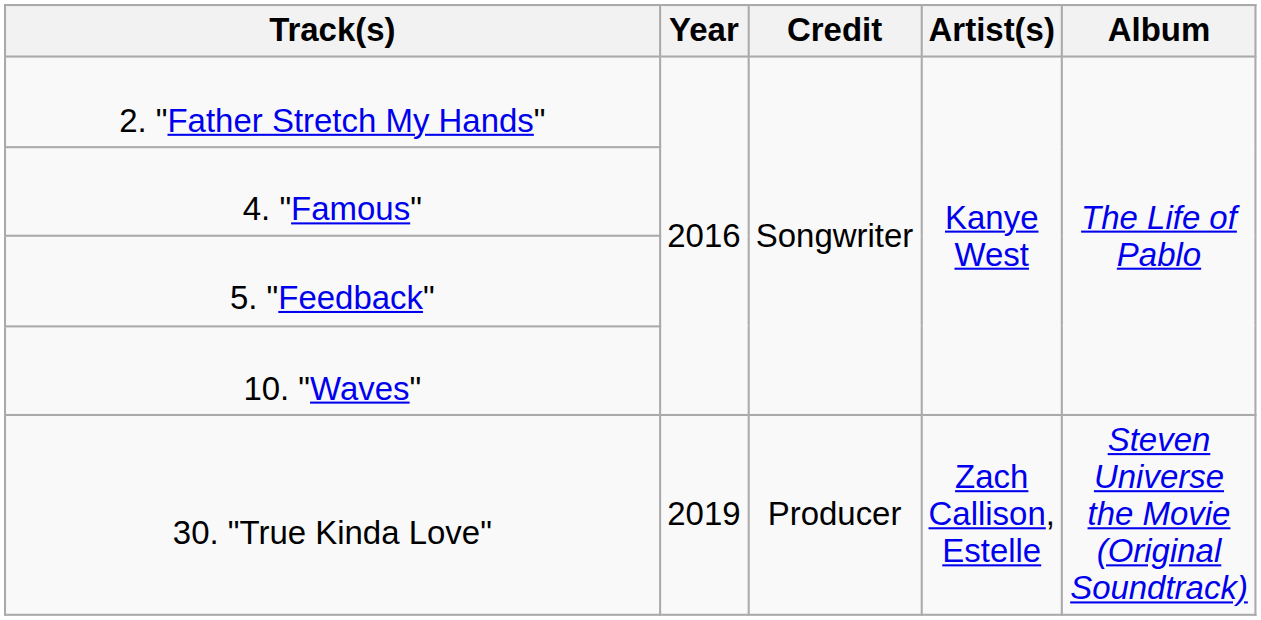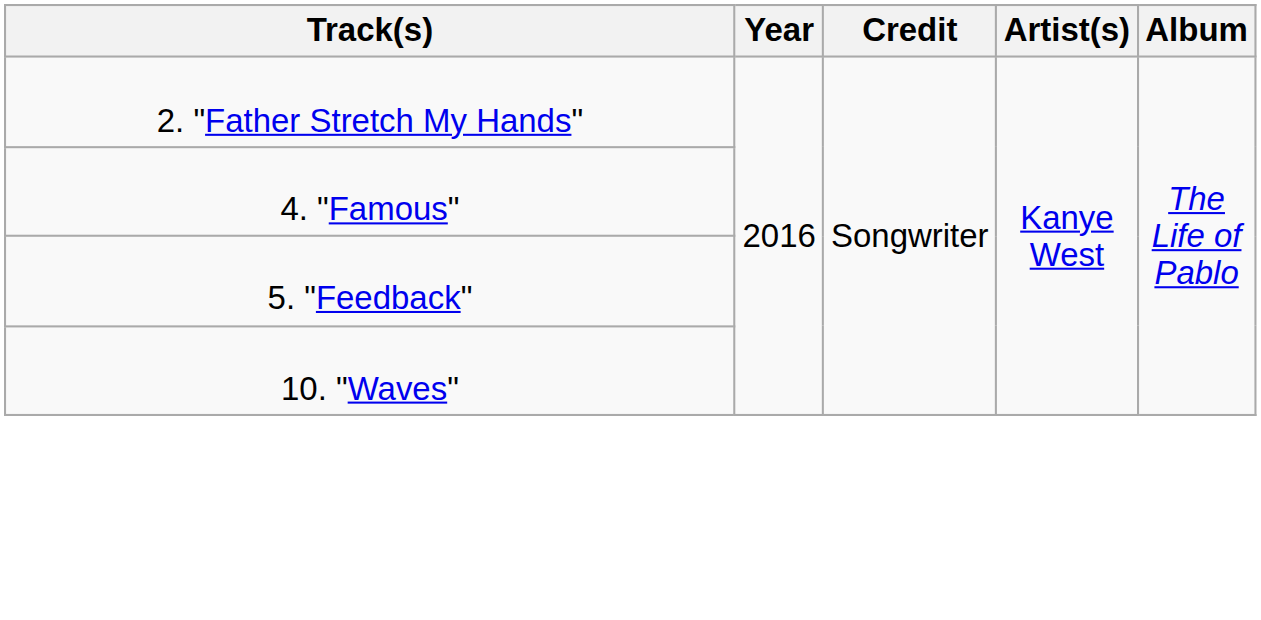- row: (332, 533)
